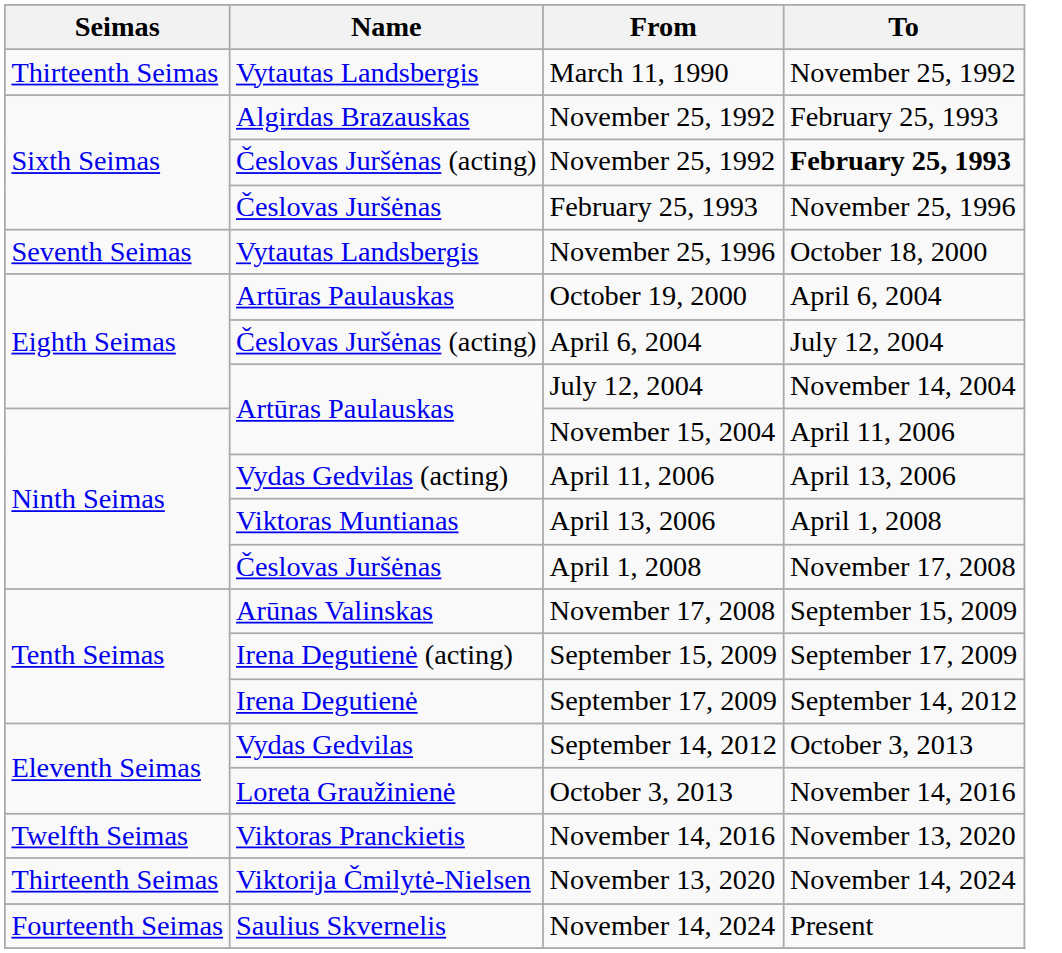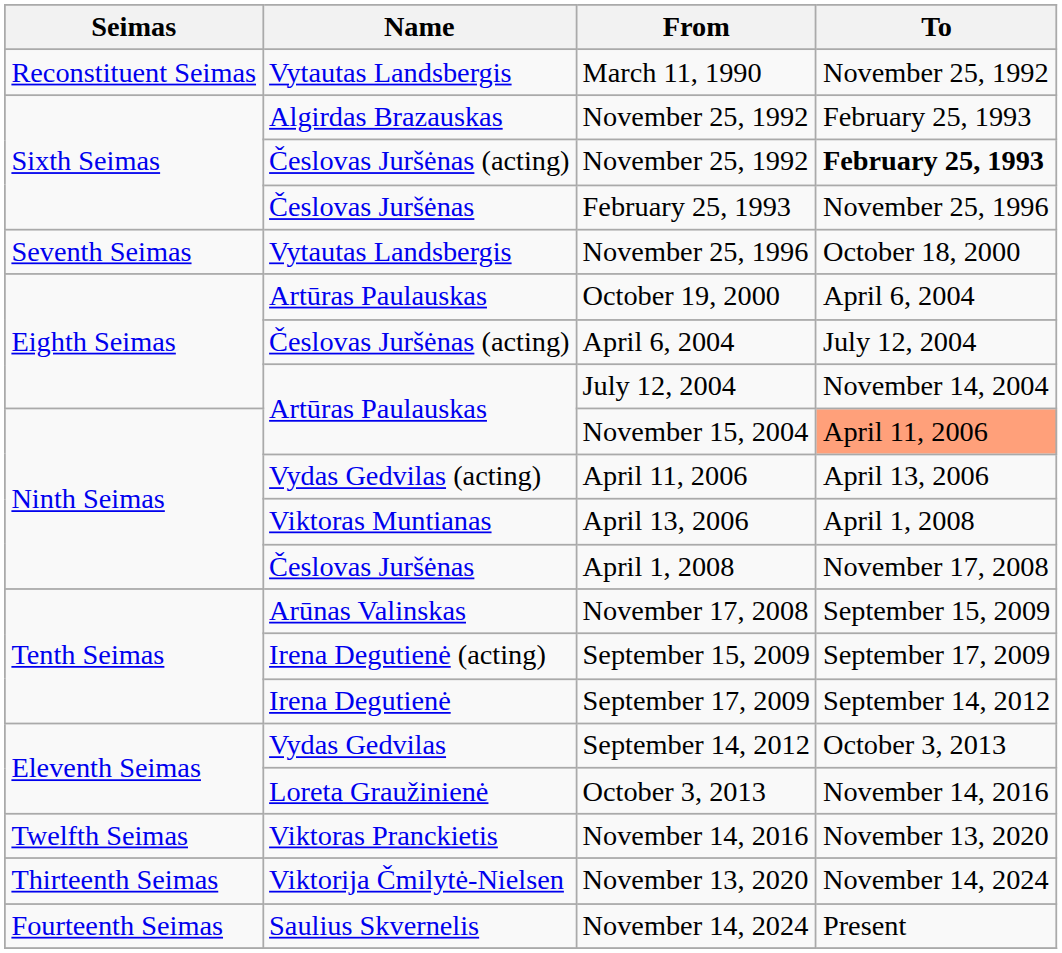(115, 71) Thirteenth Seimas -> (134, 71) Reconstituent Seimas
(872, 431) no background -> (905, 431) lightsalmon background
